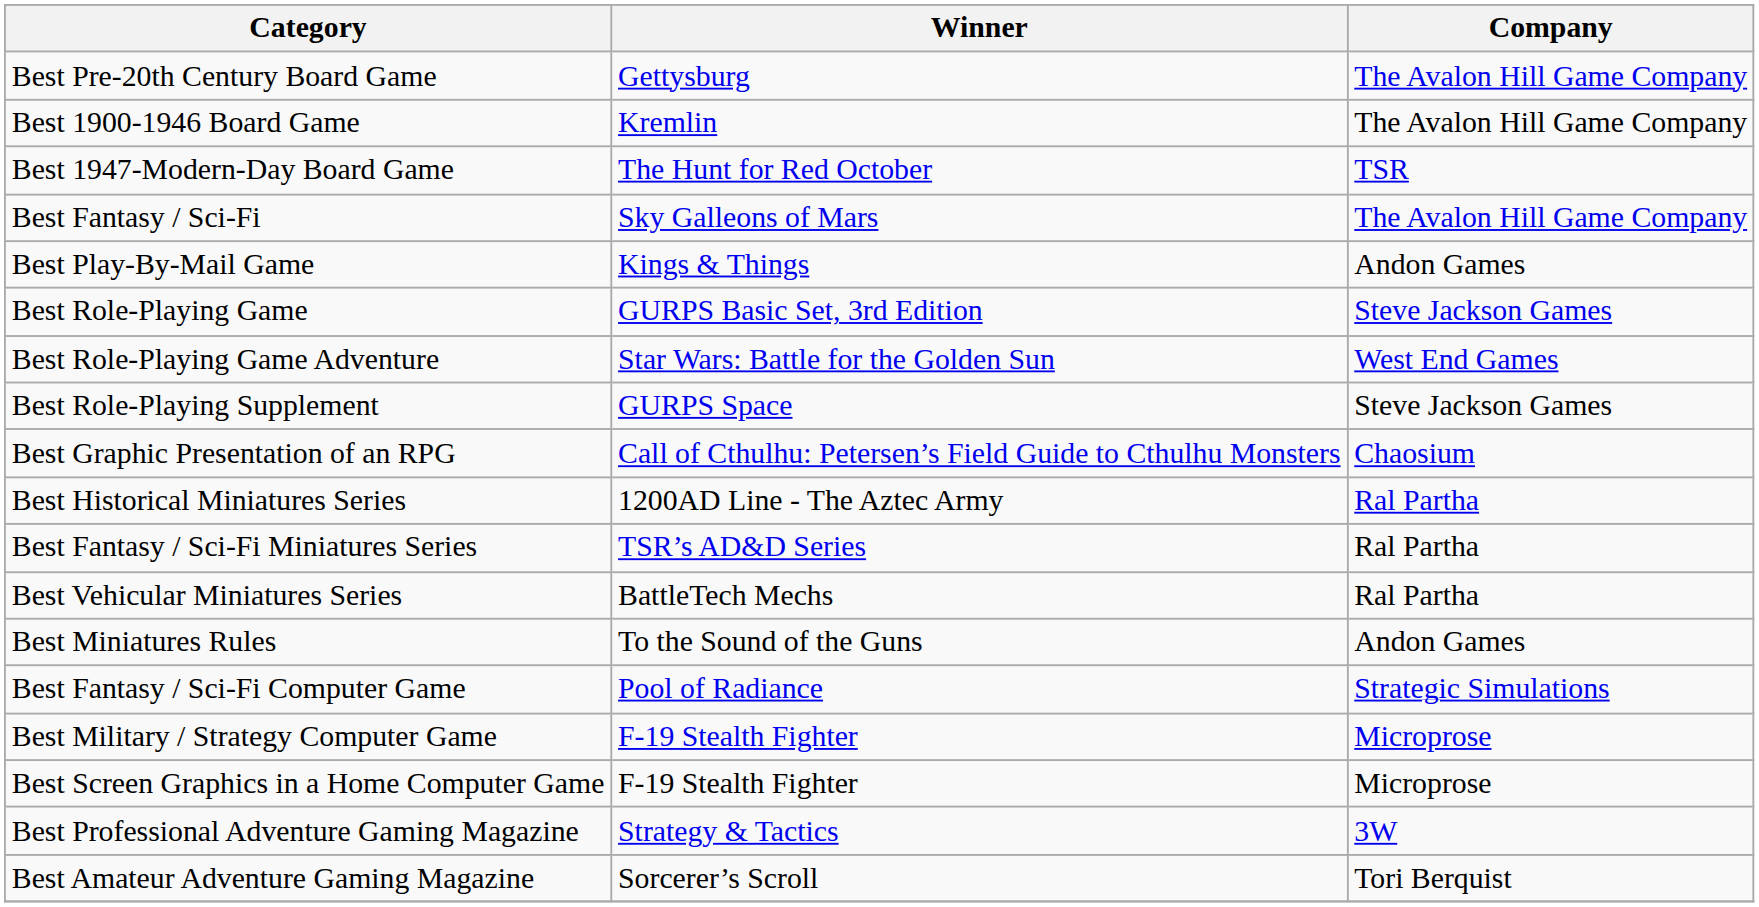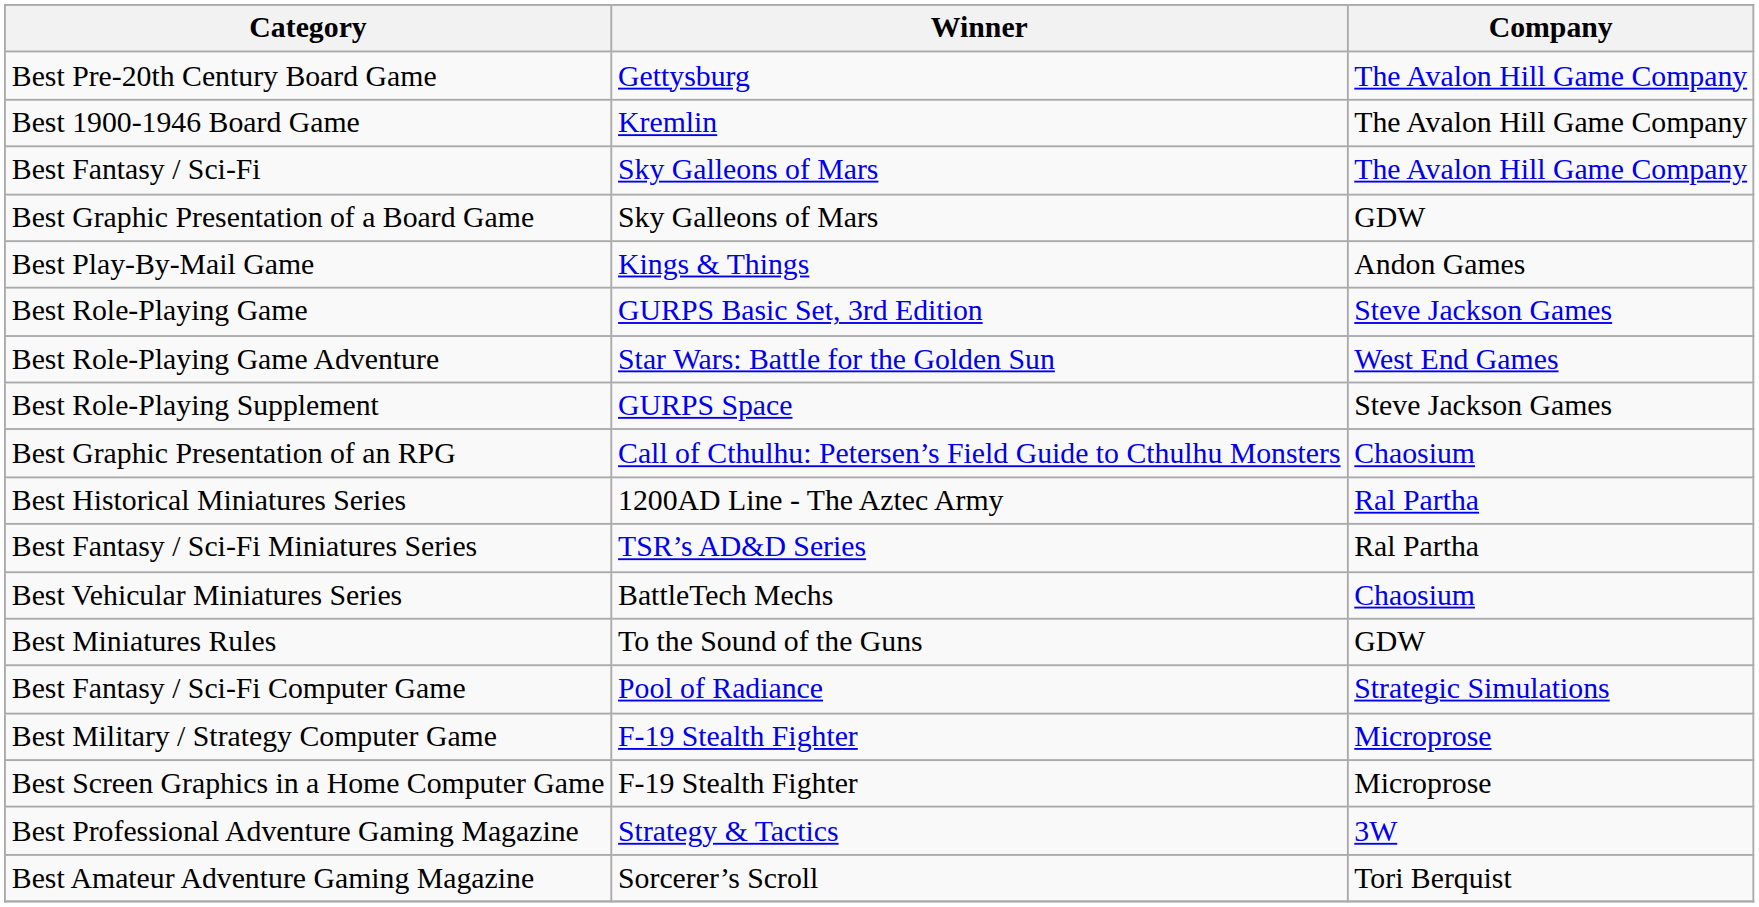- row: (233, 169)
+ row: (273, 216)
(1417, 594) Ral Partha -> (1415, 594) Chaosium
(1440, 641) Andon Games -> (1390, 641) GDW
